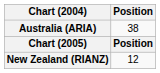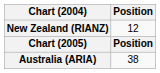rows swapped: (58, 60) <-> (58, 28)
